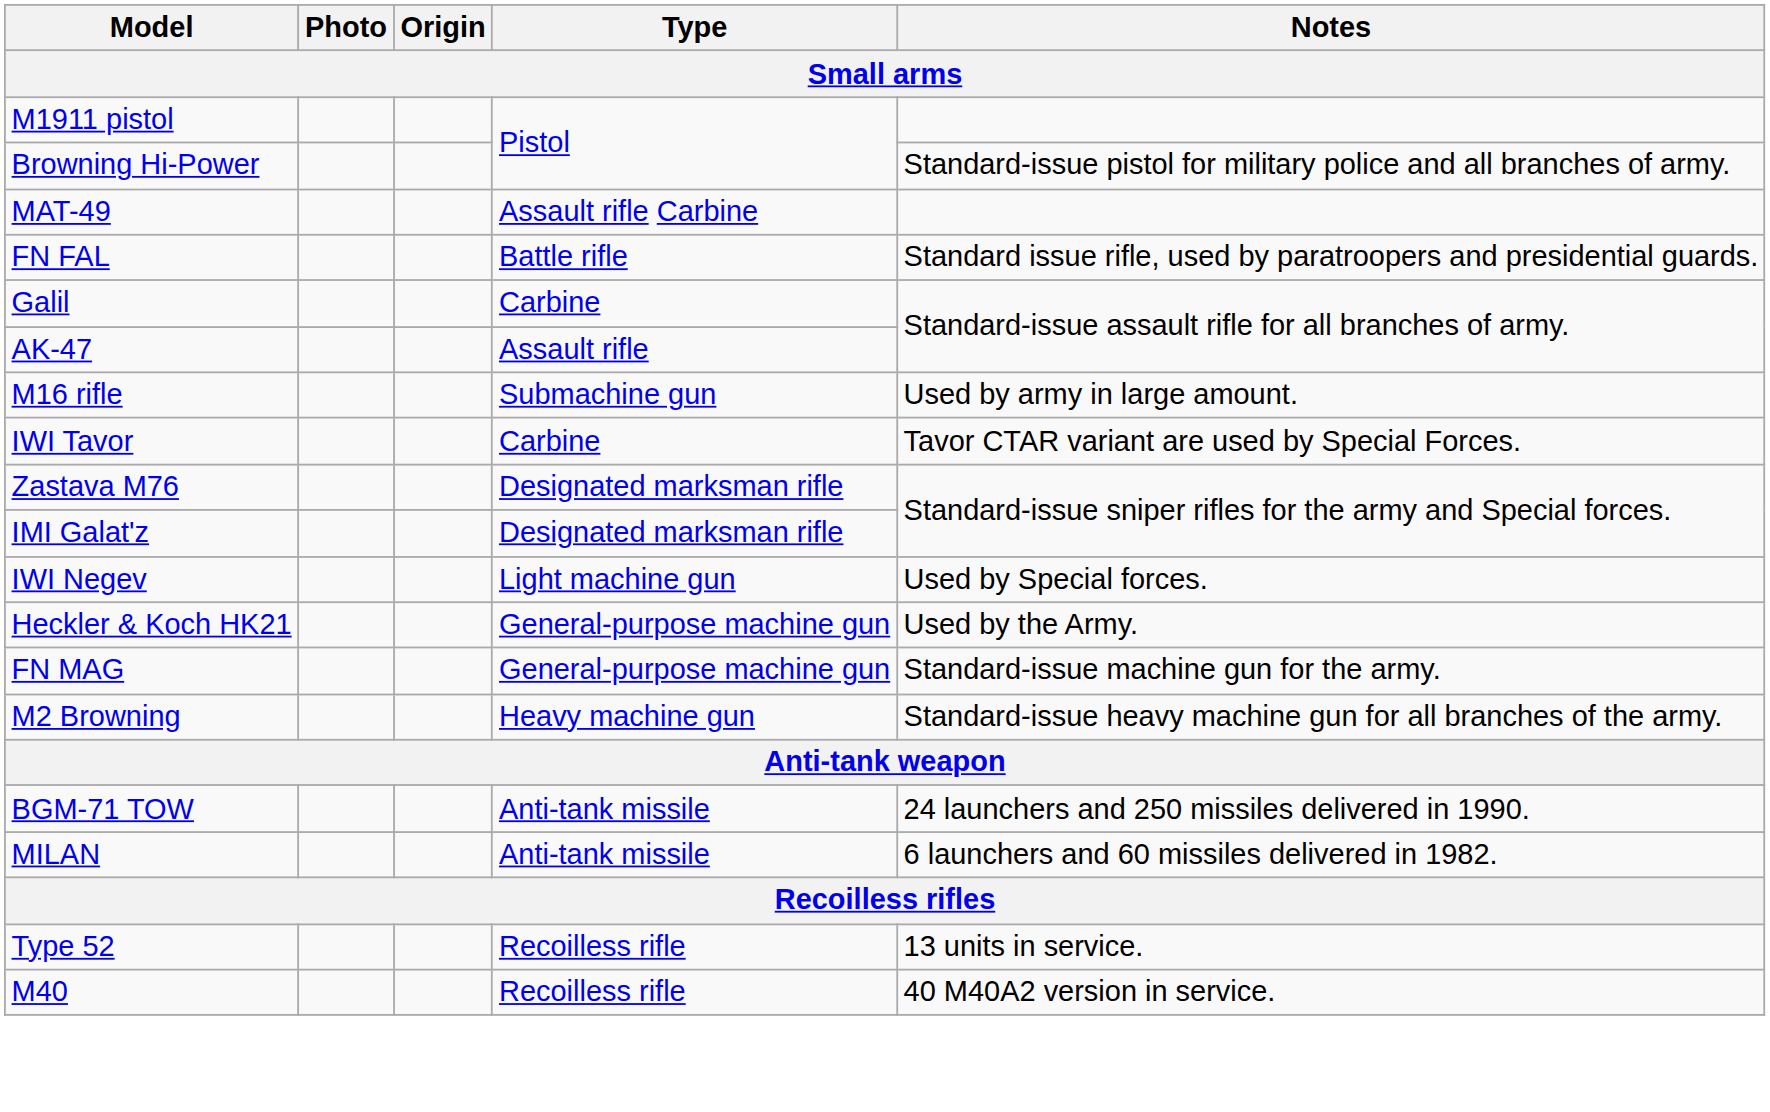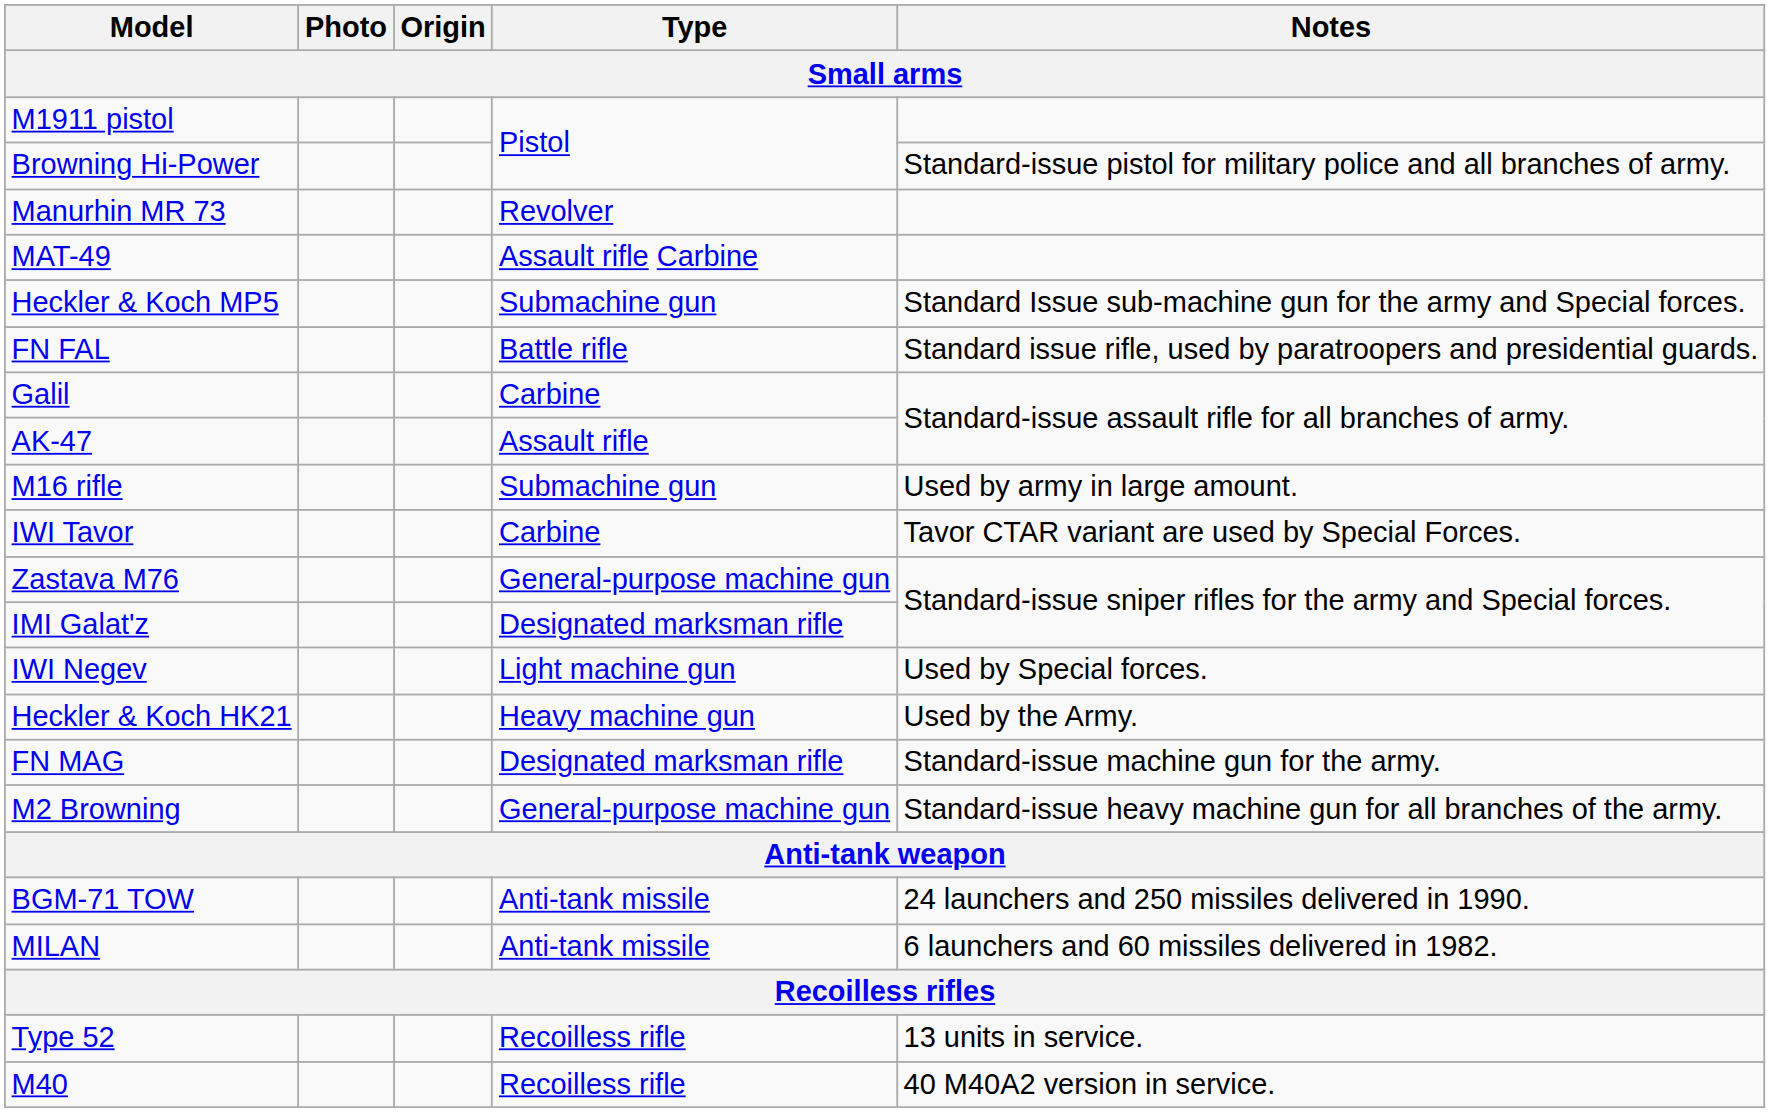+ row: (119, 211)
+ row: (145, 303)
(671, 486) Designated marksman rifle -> (695, 578) General-purpose machine gun
(695, 624) General-purpose machine gun -> (627, 716) Heavy machine gun
(695, 670) General-purpose machine gun -> (671, 762) Designated marksman rifle
(627, 716) Heavy machine gun -> (695, 808) General-purpose machine gun
